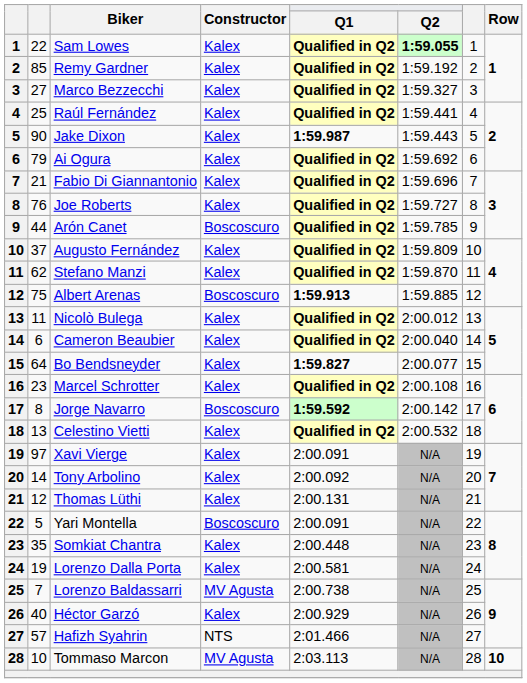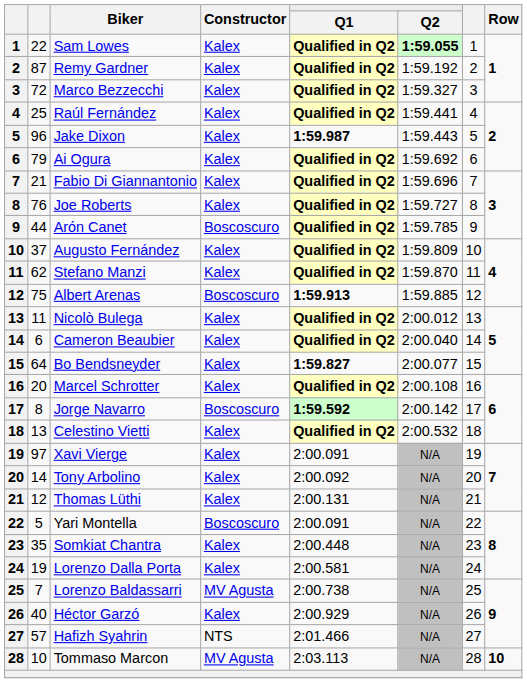(39, 68) 85 -> (39, 68) 87
(39, 90) 27 -> (39, 90) 72
(39, 136) 90 -> (39, 136) 96
(39, 386) 23 -> (39, 386) 20
